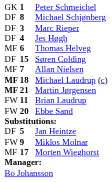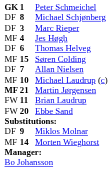(11, 7) normal -> (11, 7) bold
(10, 38) DF -> (11, 38) MF
(11, 48) MF -> (10, 48) DF
(10, 59) DF -> (11, 59) MF
(11, 69) MF -> (10, 69) DF
(11, 79) bold -> (11, 79) normal
(24, 79) 18 -> (24, 79) 10
- row: (56, 131)
(11, 142) FW -> (10, 131) DF
(24, 152) 17 -> (24, 142) 14
